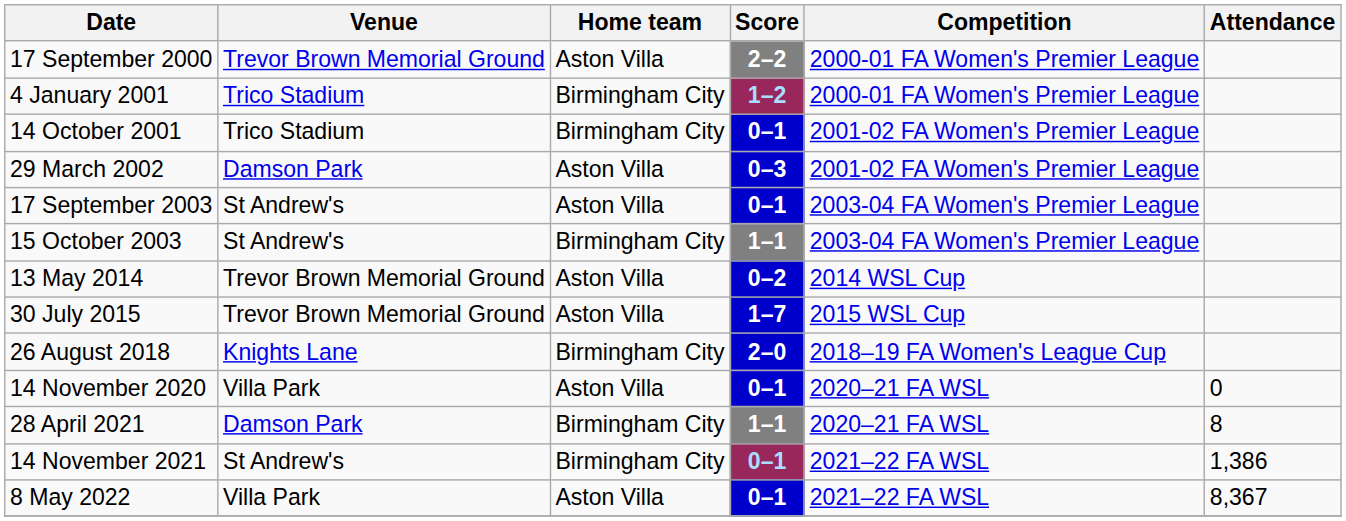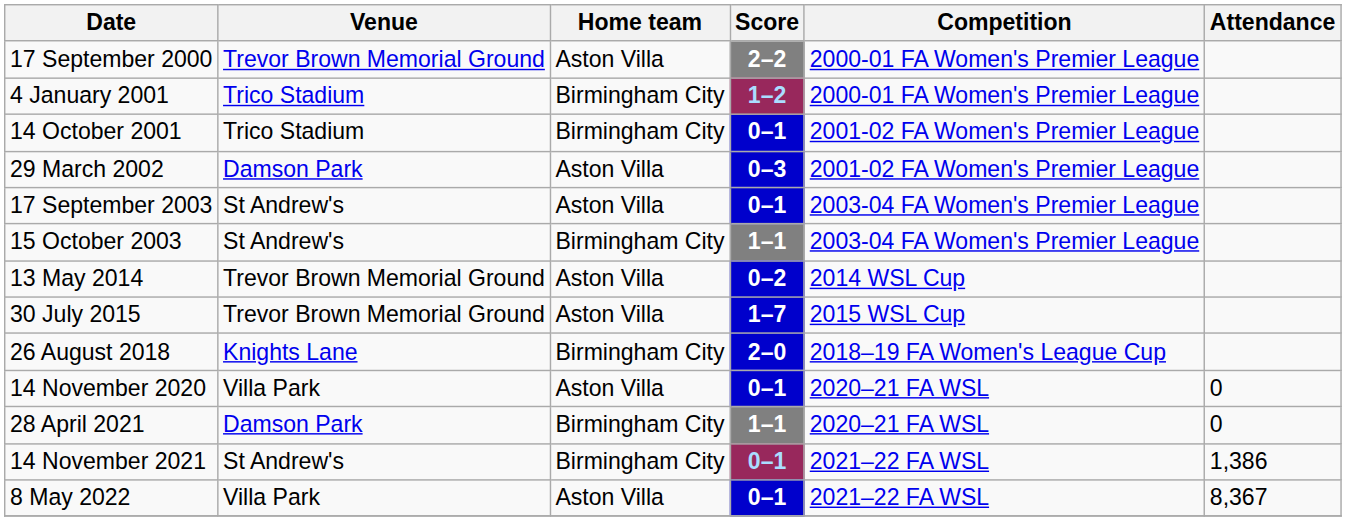(1216, 424) 8 -> (1216, 424) 0
